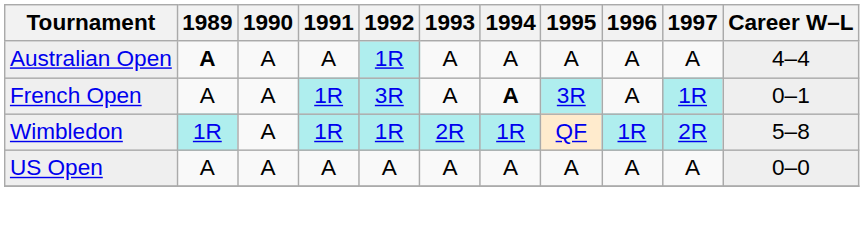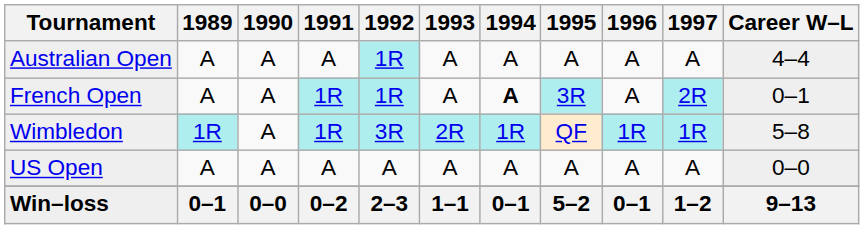(207, 58) bold -> (207, 58) normal
(389, 95) 3R -> (389, 95) 1R
(693, 95) 1R -> (693, 95) 2R
(389, 131) 1R -> (389, 131) 3R
(693, 131) 2R -> (693, 131) 1R
+ row: (59, 204)
